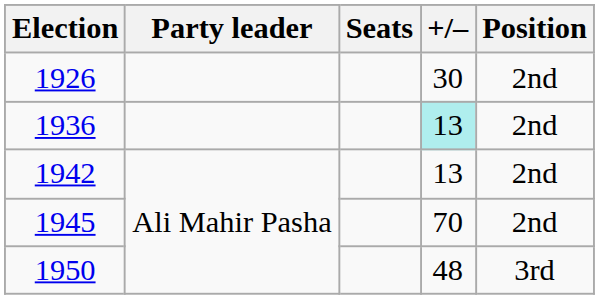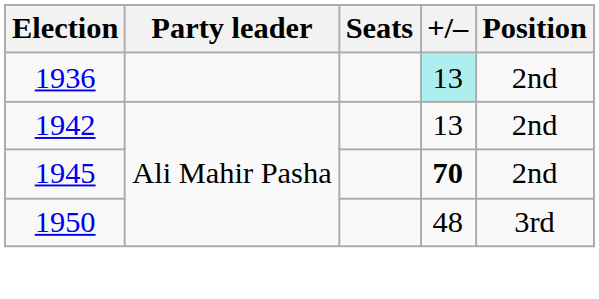- row: (65, 76)
(448, 221) normal -> (448, 173) bold
